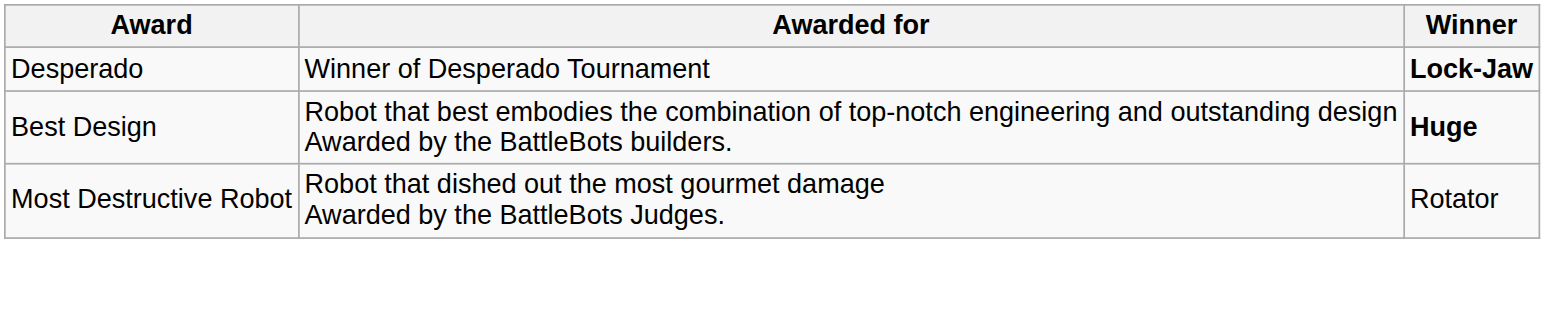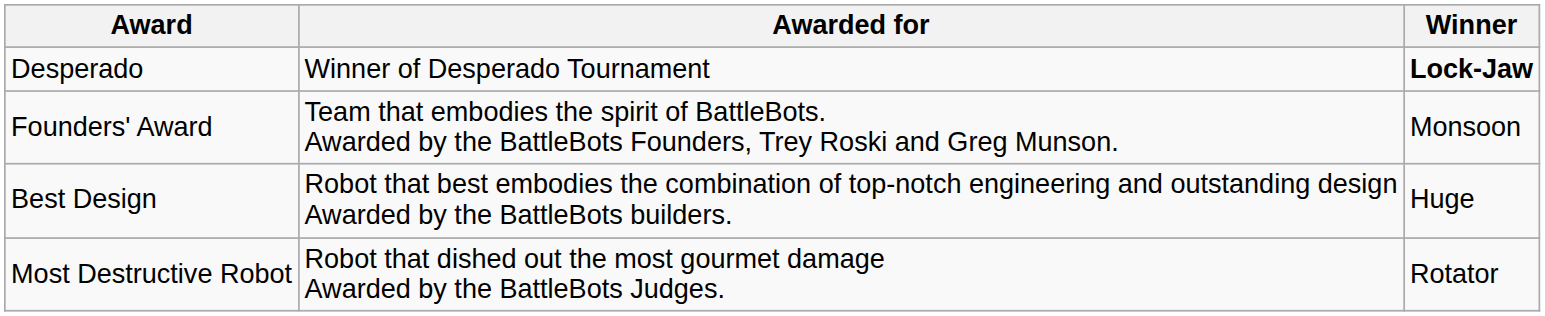+ row: (112, 126)
(1444, 126) bold -> (1442, 200) normal
